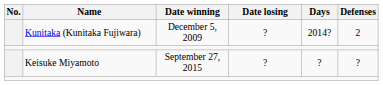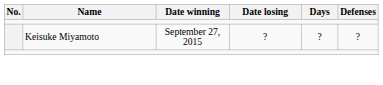- row: (83, 32)
